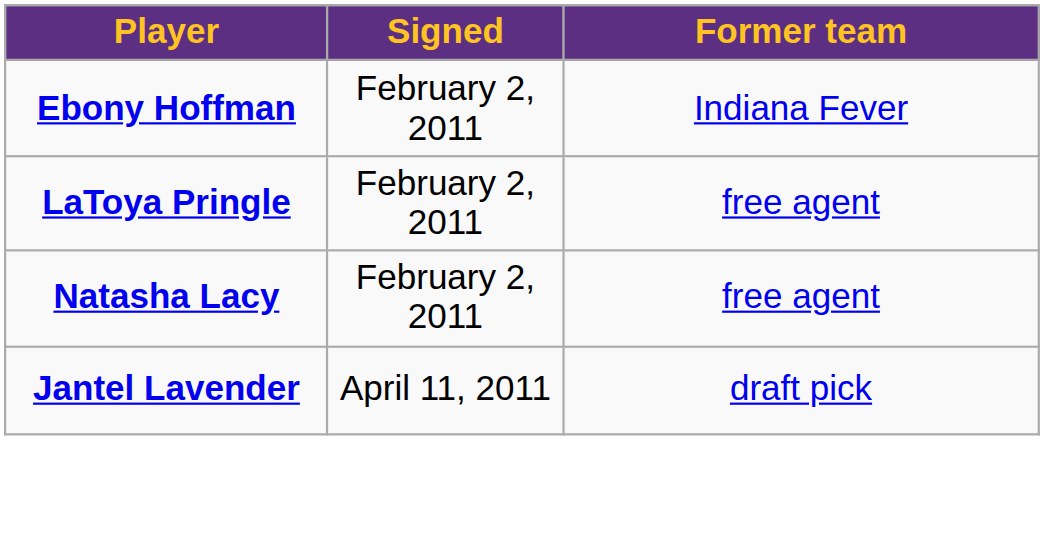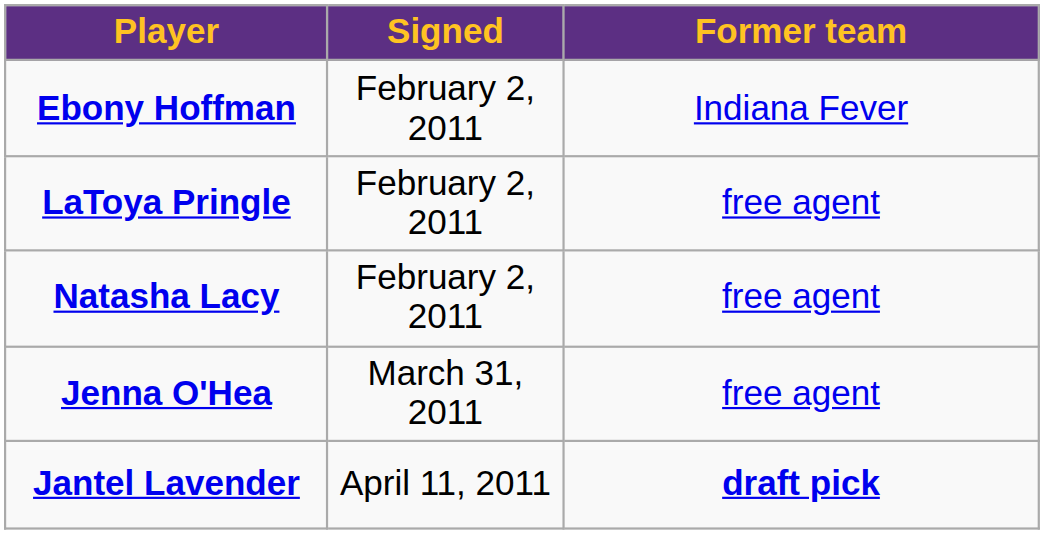+ row: (166, 392)
(801, 388) normal -> (801, 483) bold
